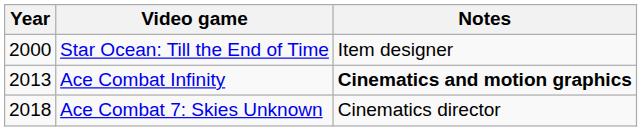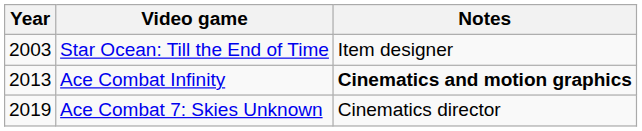(30, 49) 2000 -> (30, 49) 2003
(30, 110) 2018 -> (30, 110) 2019
